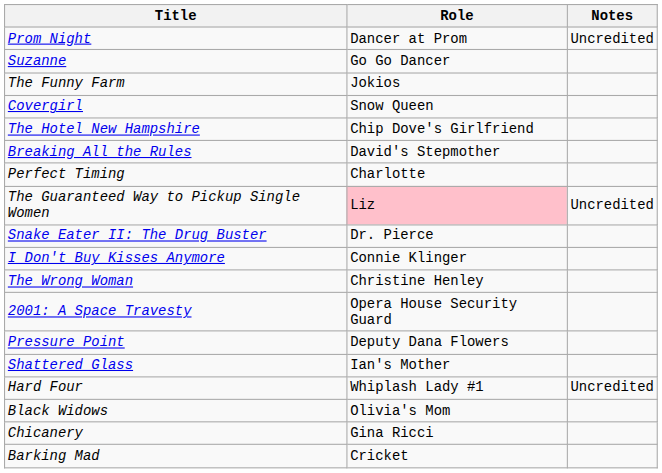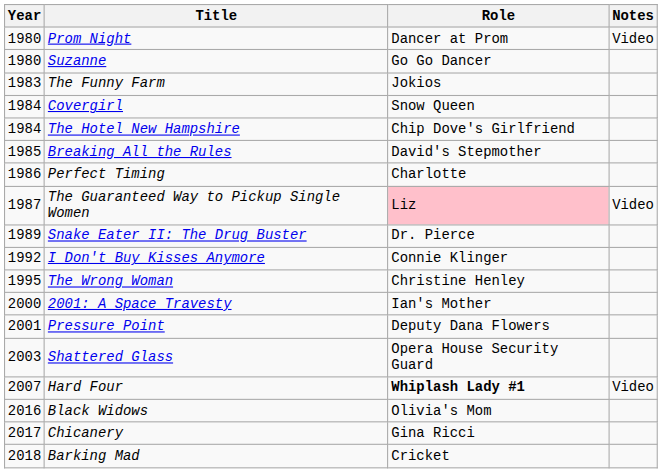+ column: (25, 16)
(612, 39) Uncredited -> (633, 39) Video
(612, 205) Uncredited -> (633, 205) Video
(434, 312) Opera House Security Guard -> (441, 304) Ian's Mother
(400, 365) Ian's Mother -> (475, 357) Opera House Security Guard
(417, 388) normal -> (458, 388) bold
(612, 388) Uncredited -> (633, 388) Video
